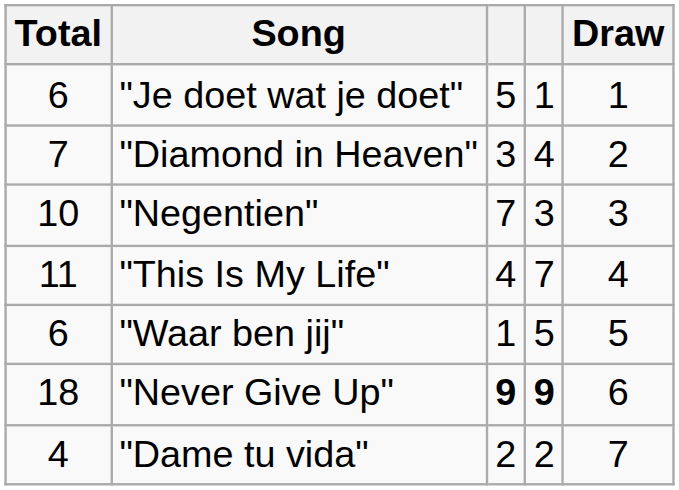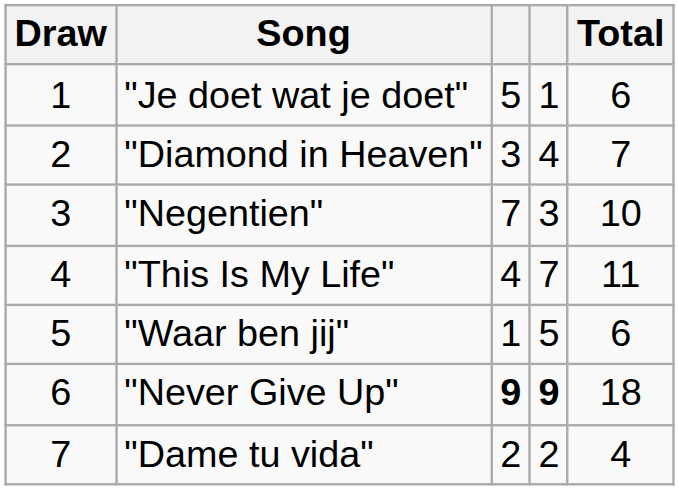columns swapped: (618, 34) <-> (58, 34)
